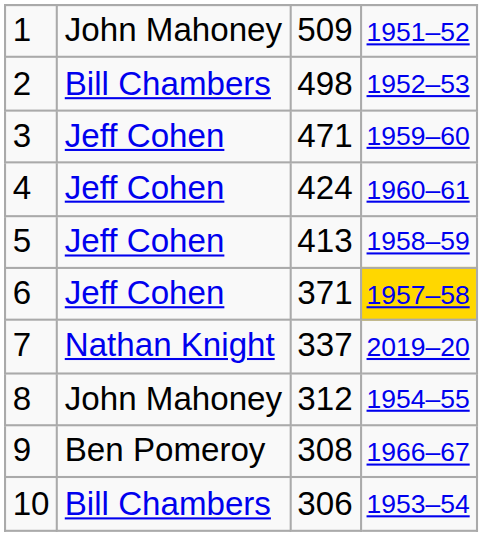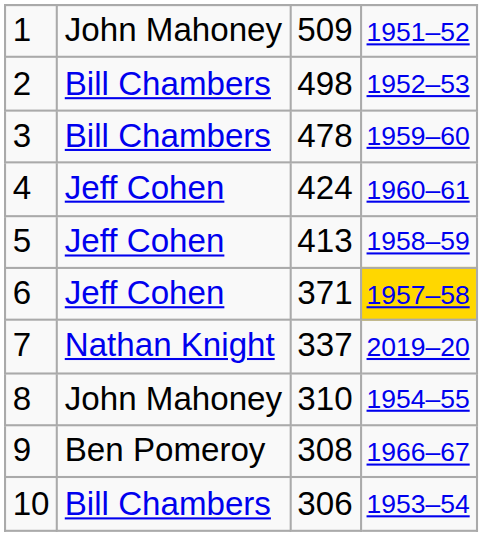(145, 135) Jeff Cohen -> (168, 135) Bill Chambers
(325, 135) 471 -> (325, 135) 478
(325, 398) 312 -> (325, 398) 310
